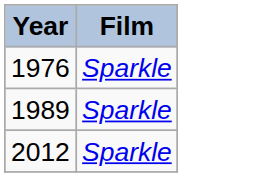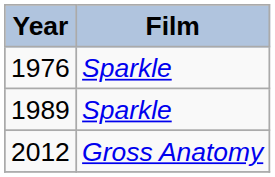(127, 152) Sparkle -> (173, 152) Gross Anatomy
